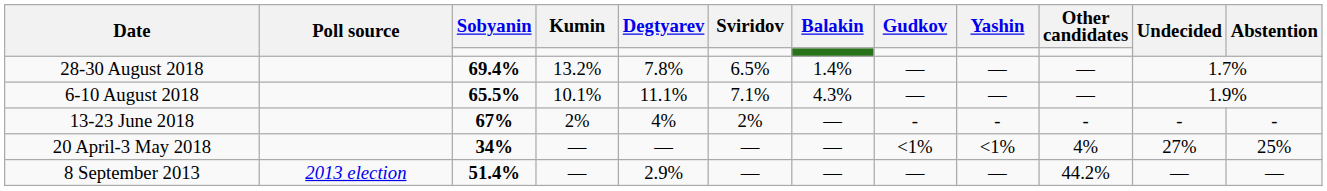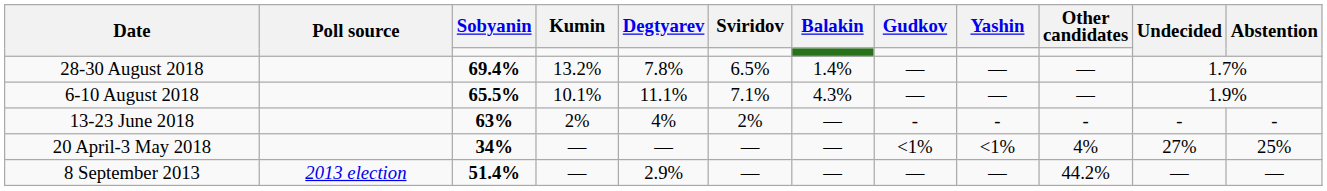(494, 121) 67% -> (494, 121) 63%
